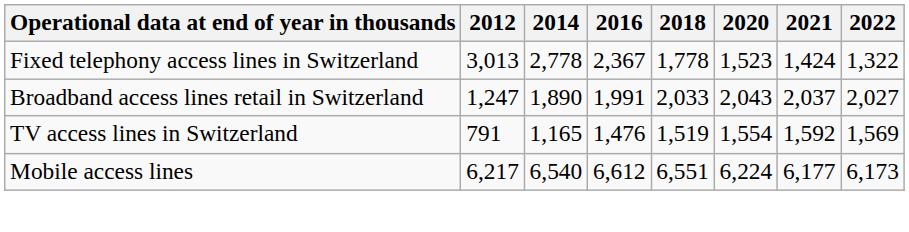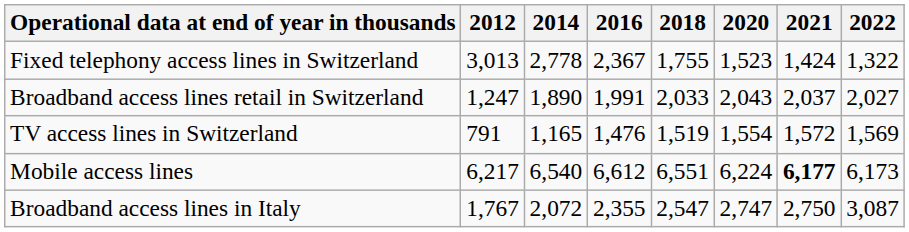(683, 60) 1,778 -> (683, 60) 1,755
(809, 134) 1,592 -> (809, 134) 1,572
(809, 171) normal -> (809, 171) bold
+ row: (155, 208)
